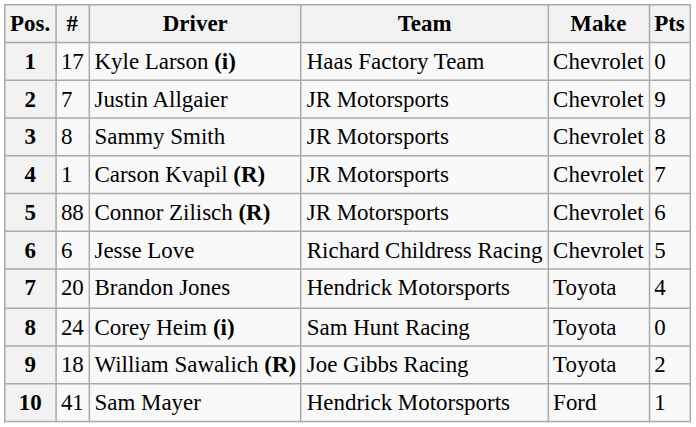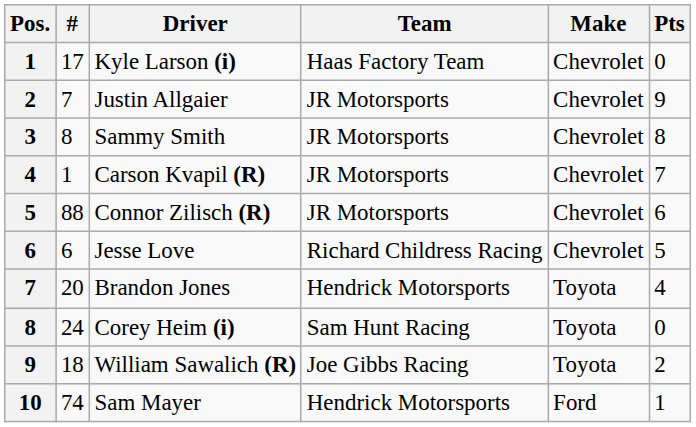(72, 402) 41 -> (72, 402) 74
